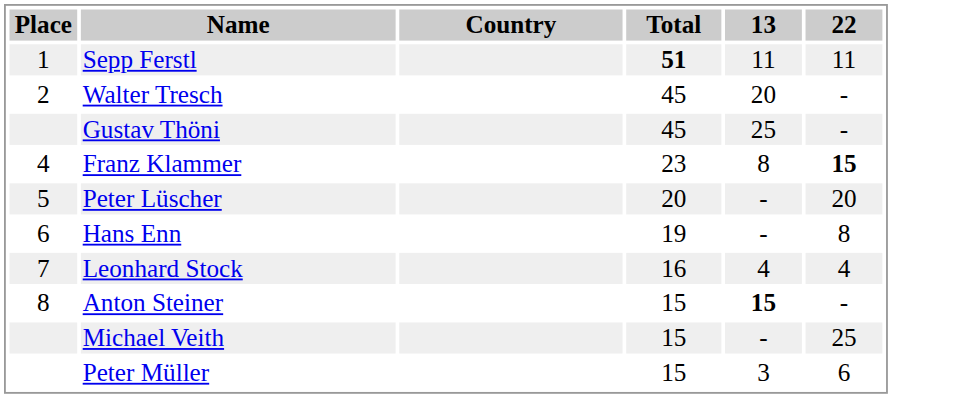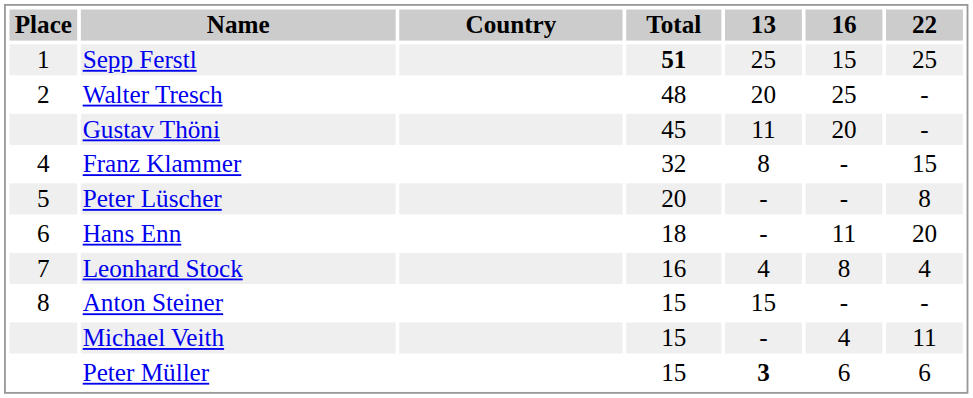+ column: (844, 25)
(763, 60) 11 -> (763, 60) 25
(844, 60) 11 -> (924, 60) 25
(674, 95) 45 -> (674, 95) 48
(763, 129) 25 -> (763, 129) 11
(674, 164) 23 -> (674, 164) 32
(844, 164) bold -> (924, 164) normal
(844, 199) 20 -> (924, 199) 8
(674, 234) 19 -> (674, 234) 18
(844, 234) 8 -> (924, 234) 20
(763, 303) bold -> (763, 303) normal
(844, 338) 25 -> (924, 338) 11
(763, 373) normal -> (763, 373) bold
